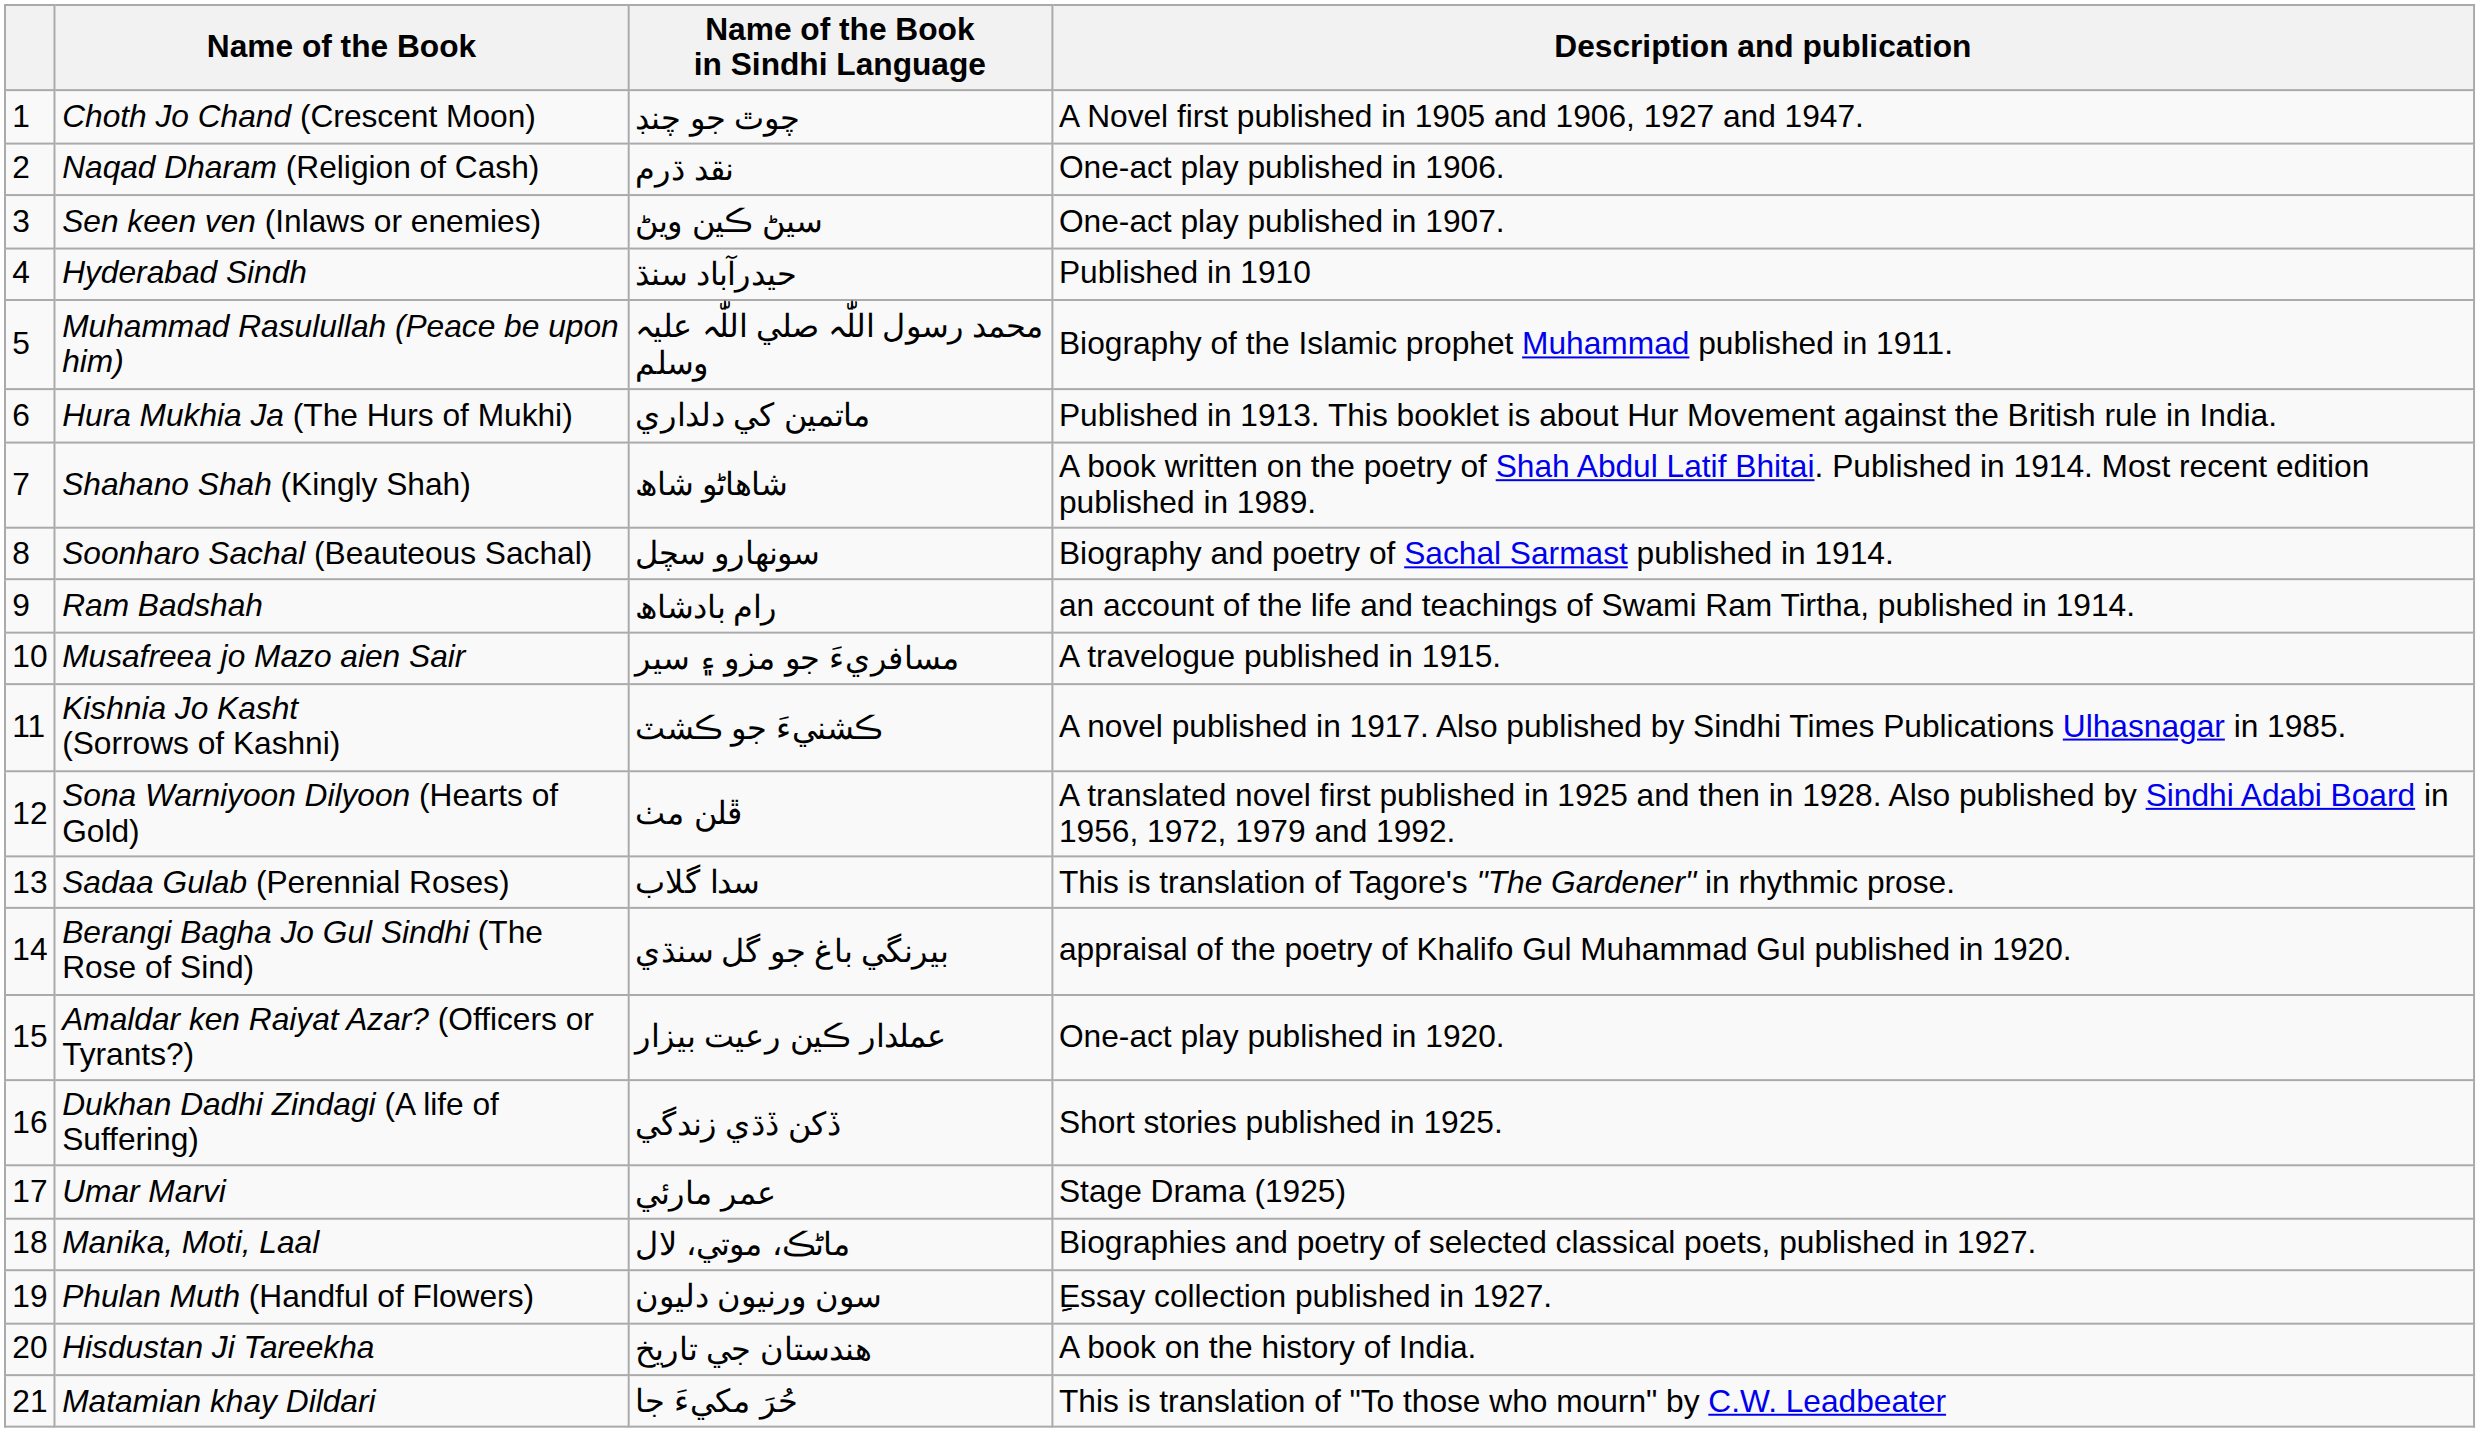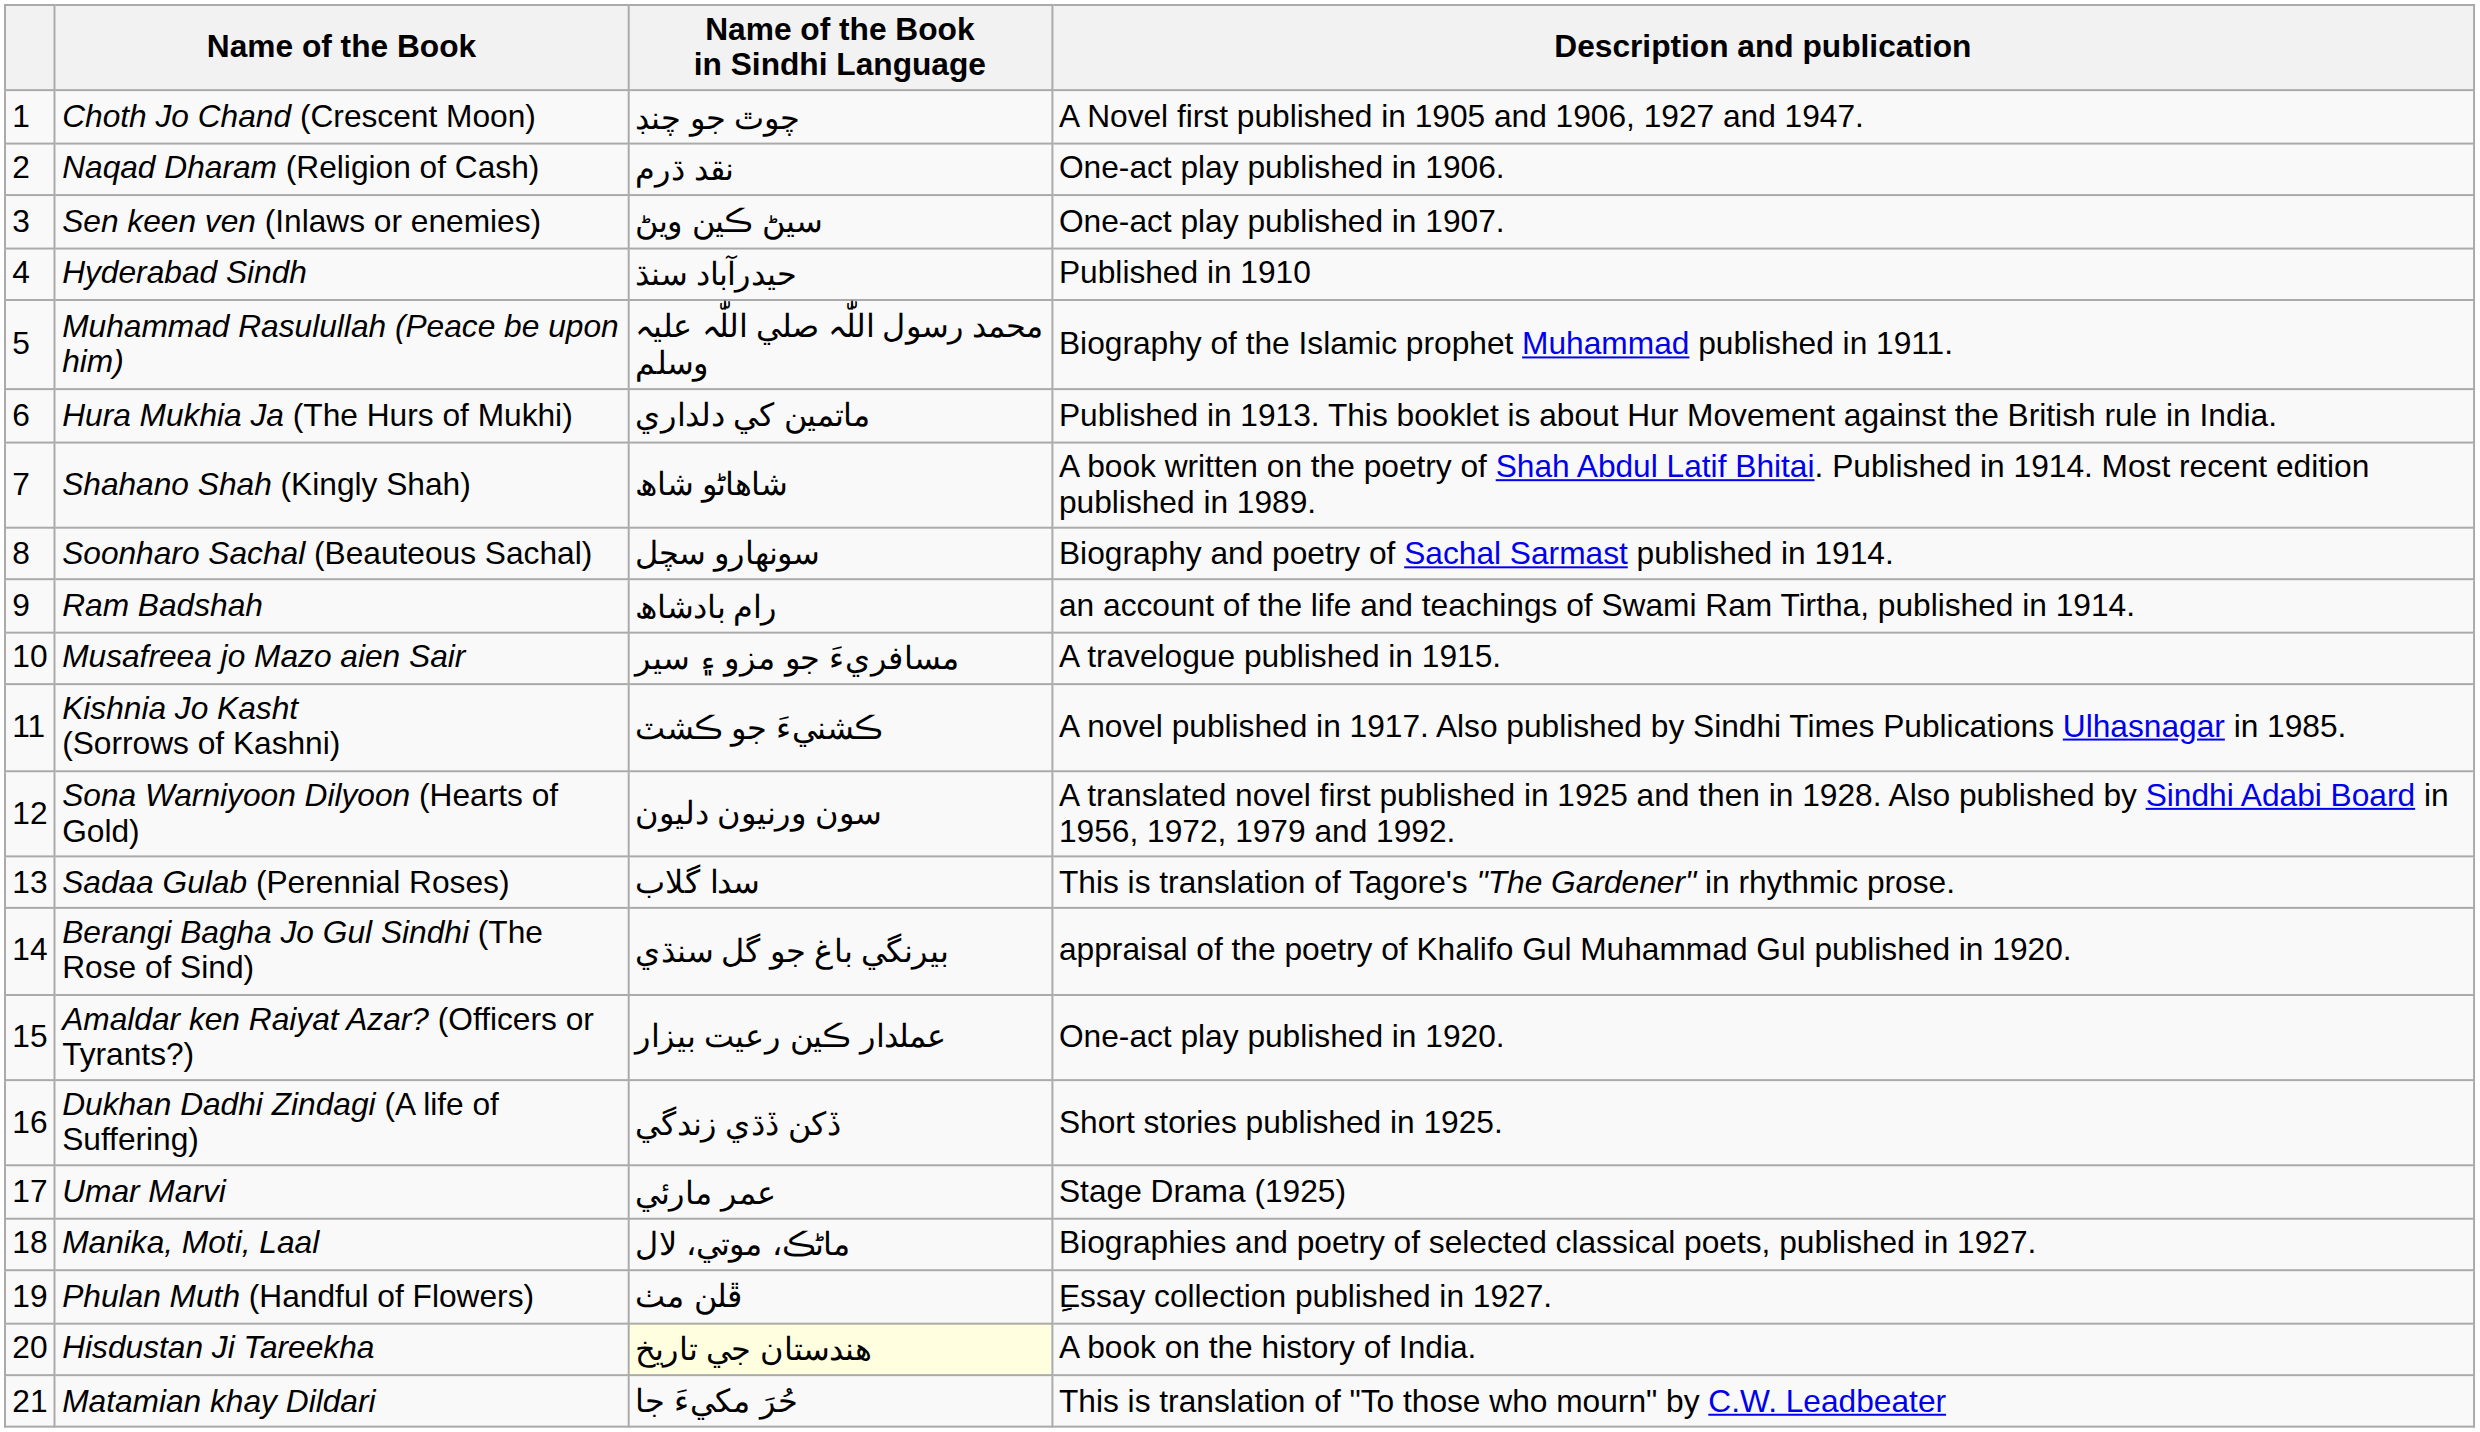(689, 813) ڦلن مٺ -> (758, 813) سون ورنيون دليون
(758, 1297) سون ورنيون دليون -> (689, 1297) ڦلن مٺ
(753, 1349) no background -> (753, 1349) lightyellow background
